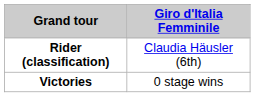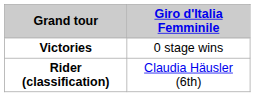rows swapped: (66, 55) <-> (66, 82)
